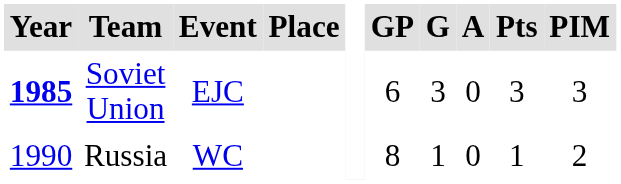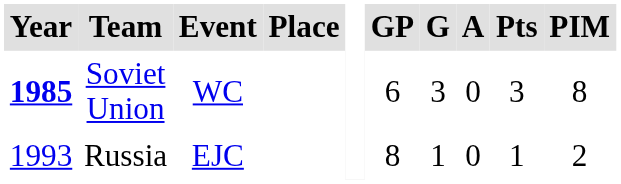(218, 91) EJC -> (218, 91) WC
(580, 91) 3 -> (580, 91) 8
(41, 155) 1990 -> (41, 155) 1993
(218, 155) WC -> (218, 155) EJC
